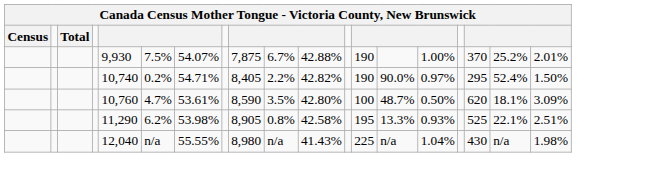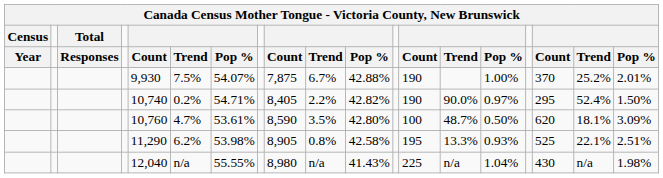+ row: (28, 57)
